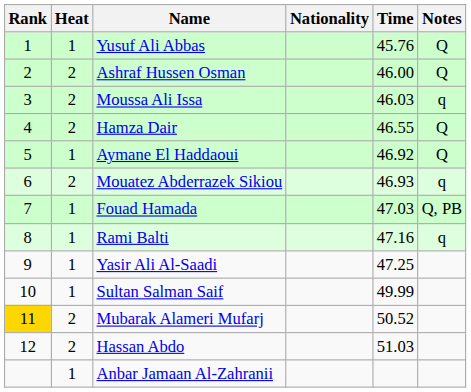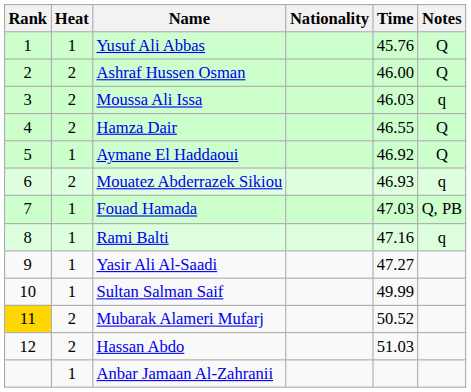(395, 264) 47.25 -> (395, 264) 47.27
